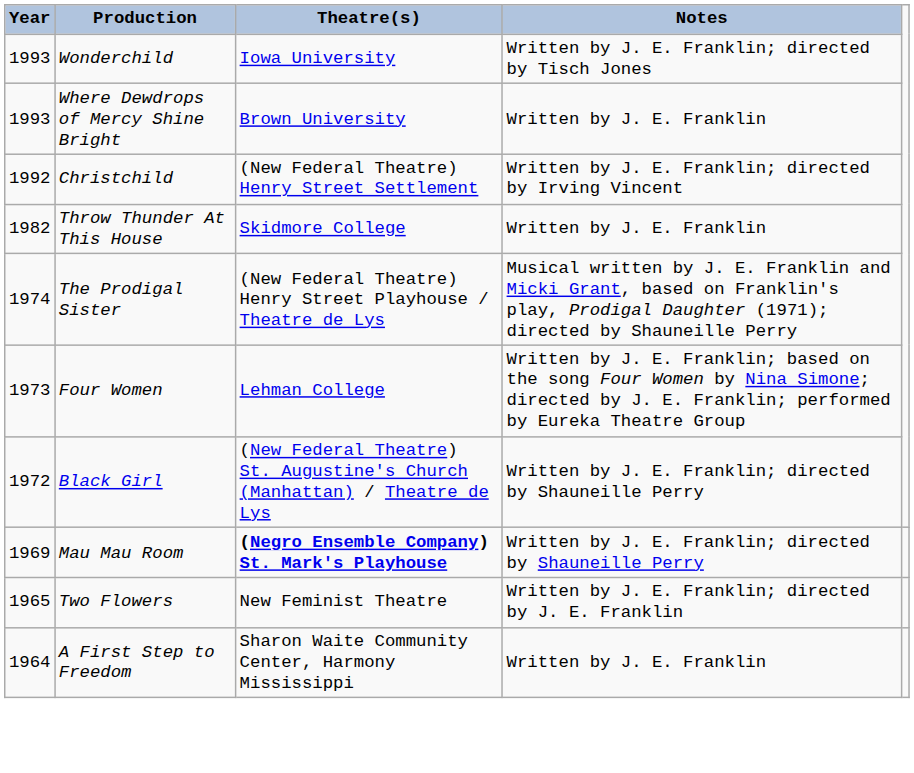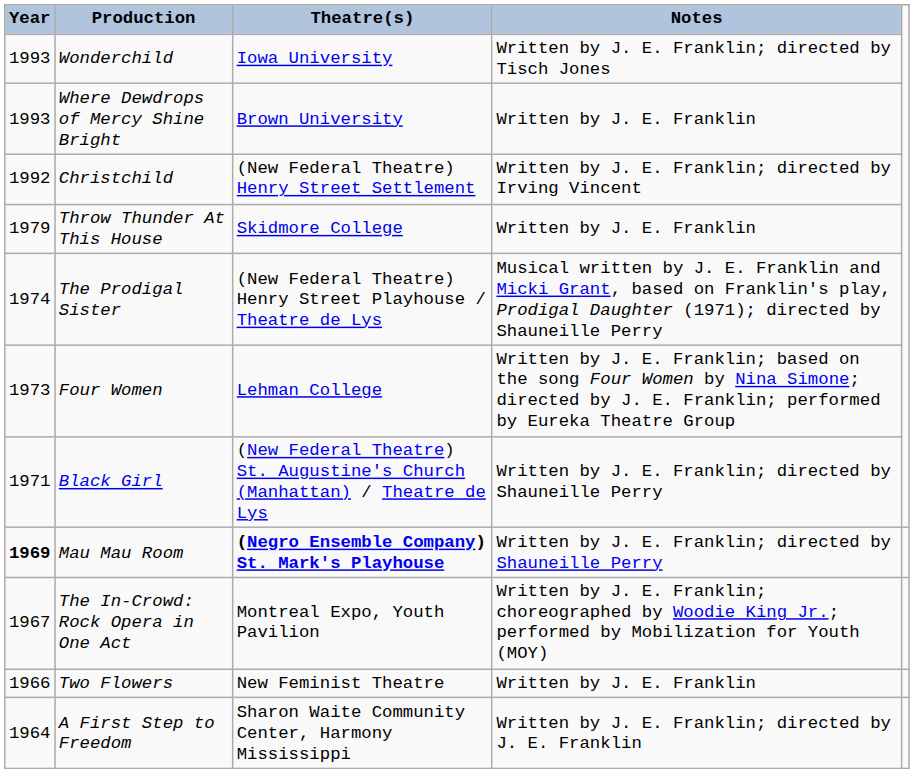(30, 229) 1982 -> (30, 229) 1979
(30, 482) 1972 -> (30, 482) 1971
(30, 552) normal -> (30, 552) bold
+ row: (126, 623)
(30, 602) 1965 -> (30, 683) 1966
(688, 602) Written by J. E. Franklin; directed by J. E. Franklin -> (626, 683) Written by J. E. Franklin
(636, 662) Written by J. E. Franklin -> (694, 733) Written by J. E. Franklin; directed by J. E. Franklin
